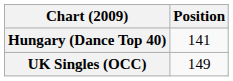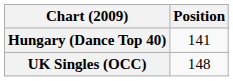(199, 64) 149 -> (199, 64) 148
